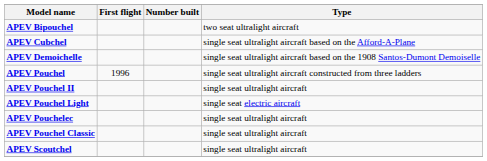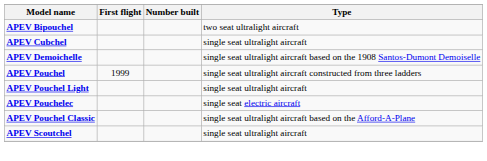(309, 42) single seat ultralight aircraft based on the Afford-A-Plane -> (255, 42) single seat ultralight aircraft
(120, 73) 1996 -> (120, 73) 1999
- row: (40, 88)
(252, 103) single seat electric aircraft -> (255, 88) single seat ultralight aircraft
(255, 118) single seat ultralight aircraft -> (252, 103) single seat electric aircraft
(255, 134) single seat ultralight aircraft -> (309, 118) single seat ultralight aircraft based on the Afford-A-Plane
